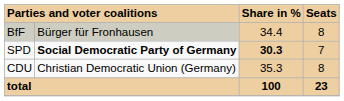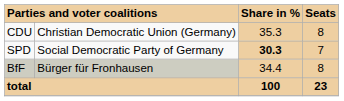rows swapped: (19, 68) <-> (16, 31)
(137, 50) bold -> (130, 50) normal
